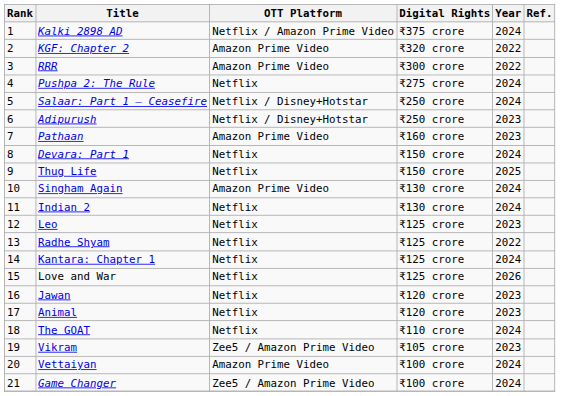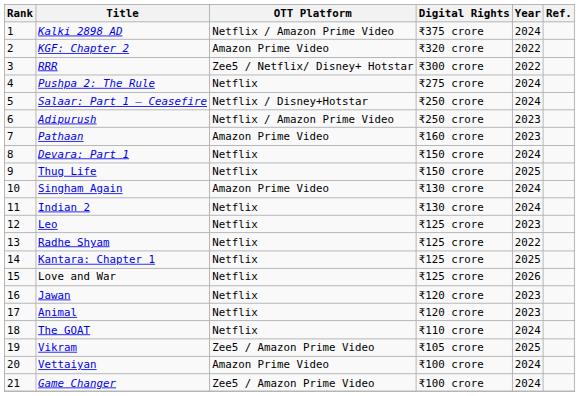(271, 66) Amazon Prime Video -> (313, 66) Zee5 / Netflix/ Disney+ Hotstar
(290, 119) Netflix / Disney+Hotstar -> (303, 119) Netflix / Amazon Prime Video
(508, 259) 2024 -> (528, 259) 2025
(508, 347) 2023 -> (528, 347) 2025
